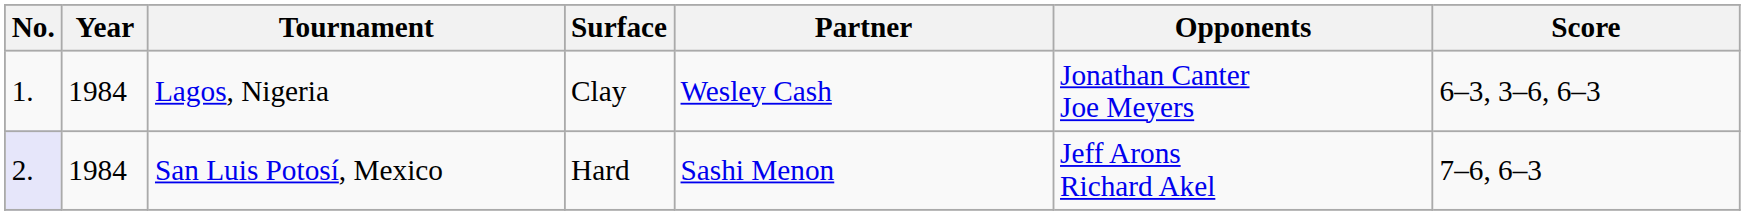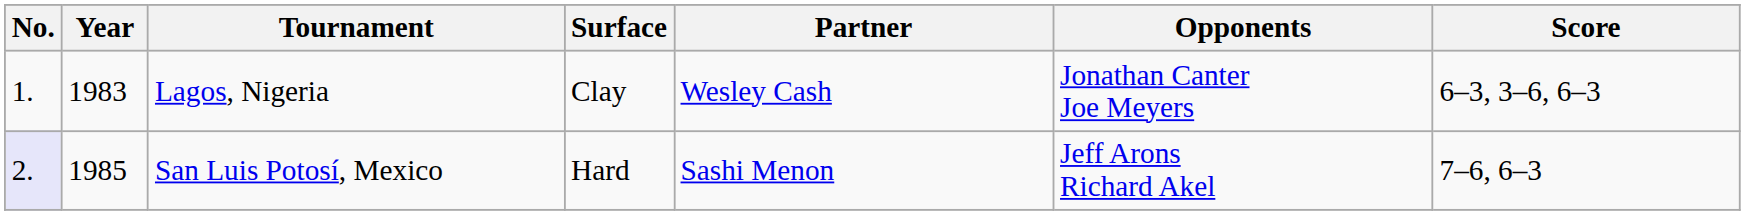(98, 90) 1984 -> (98, 90) 1983
(98, 170) 1984 -> (98, 170) 1985
